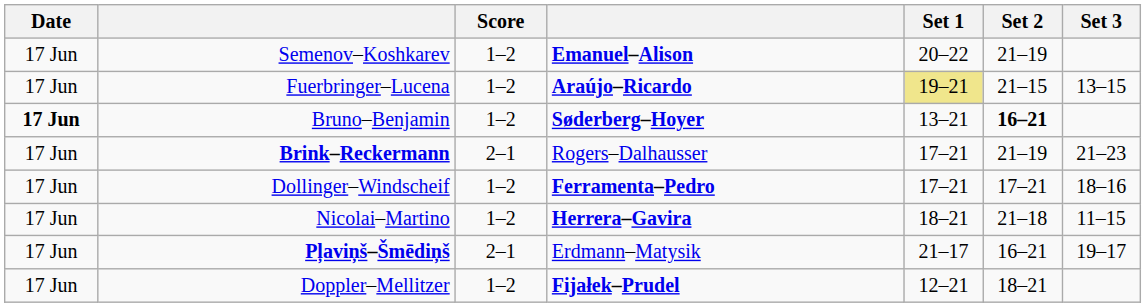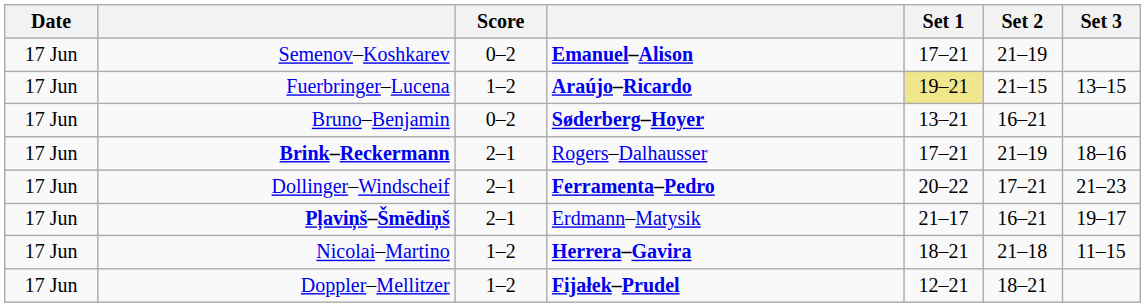(501, 54) 1–2 -> (501, 54) 0–2
(943, 54) 20–22 -> (943, 54) 17–21
(51, 120) bold -> (51, 120) normal
(501, 120) 1–2 -> (501, 120) 0–2
(1022, 120) bold -> (1022, 120) normal
(1101, 153) 21–23 -> (1101, 153) 18–16
(501, 186) 1–2 -> (501, 186) 2–1
(943, 186) 17–21 -> (943, 186) 20–22
(1101, 186) 18–16 -> (1101, 186) 21–23
rows swapped: (383, 219) <-> (377, 252)
